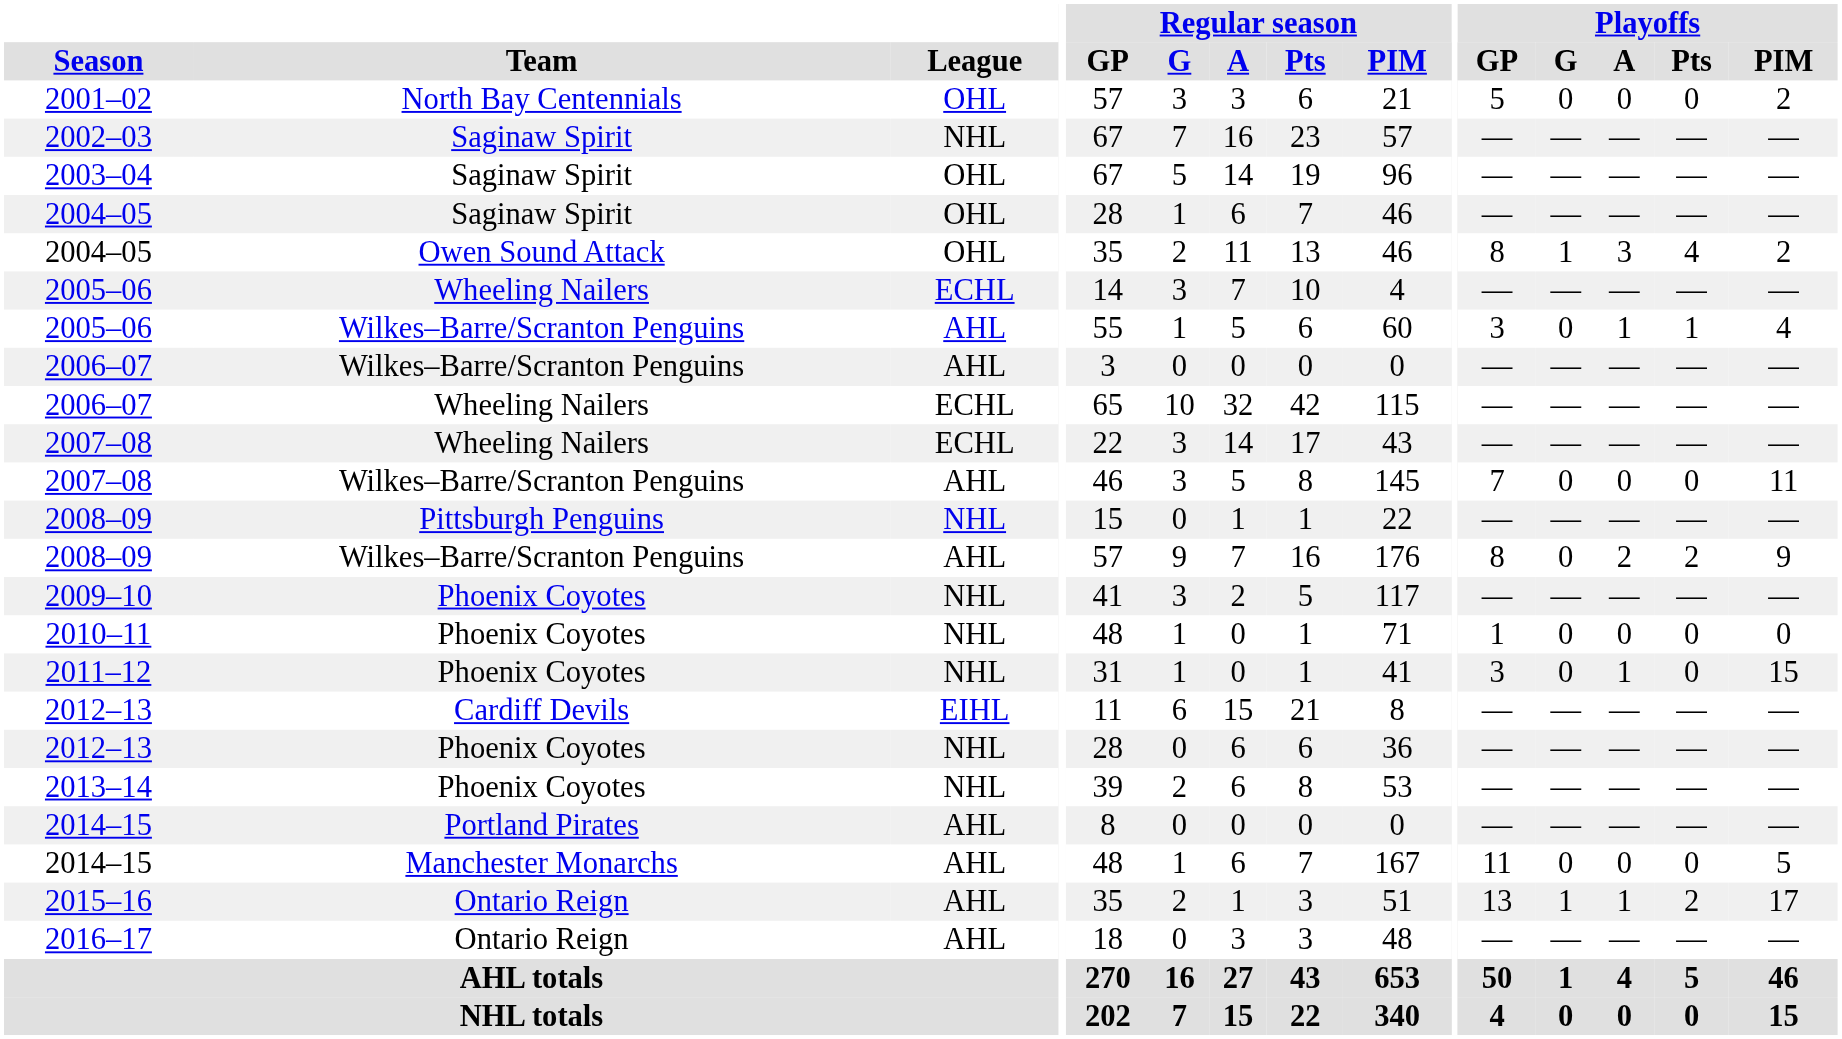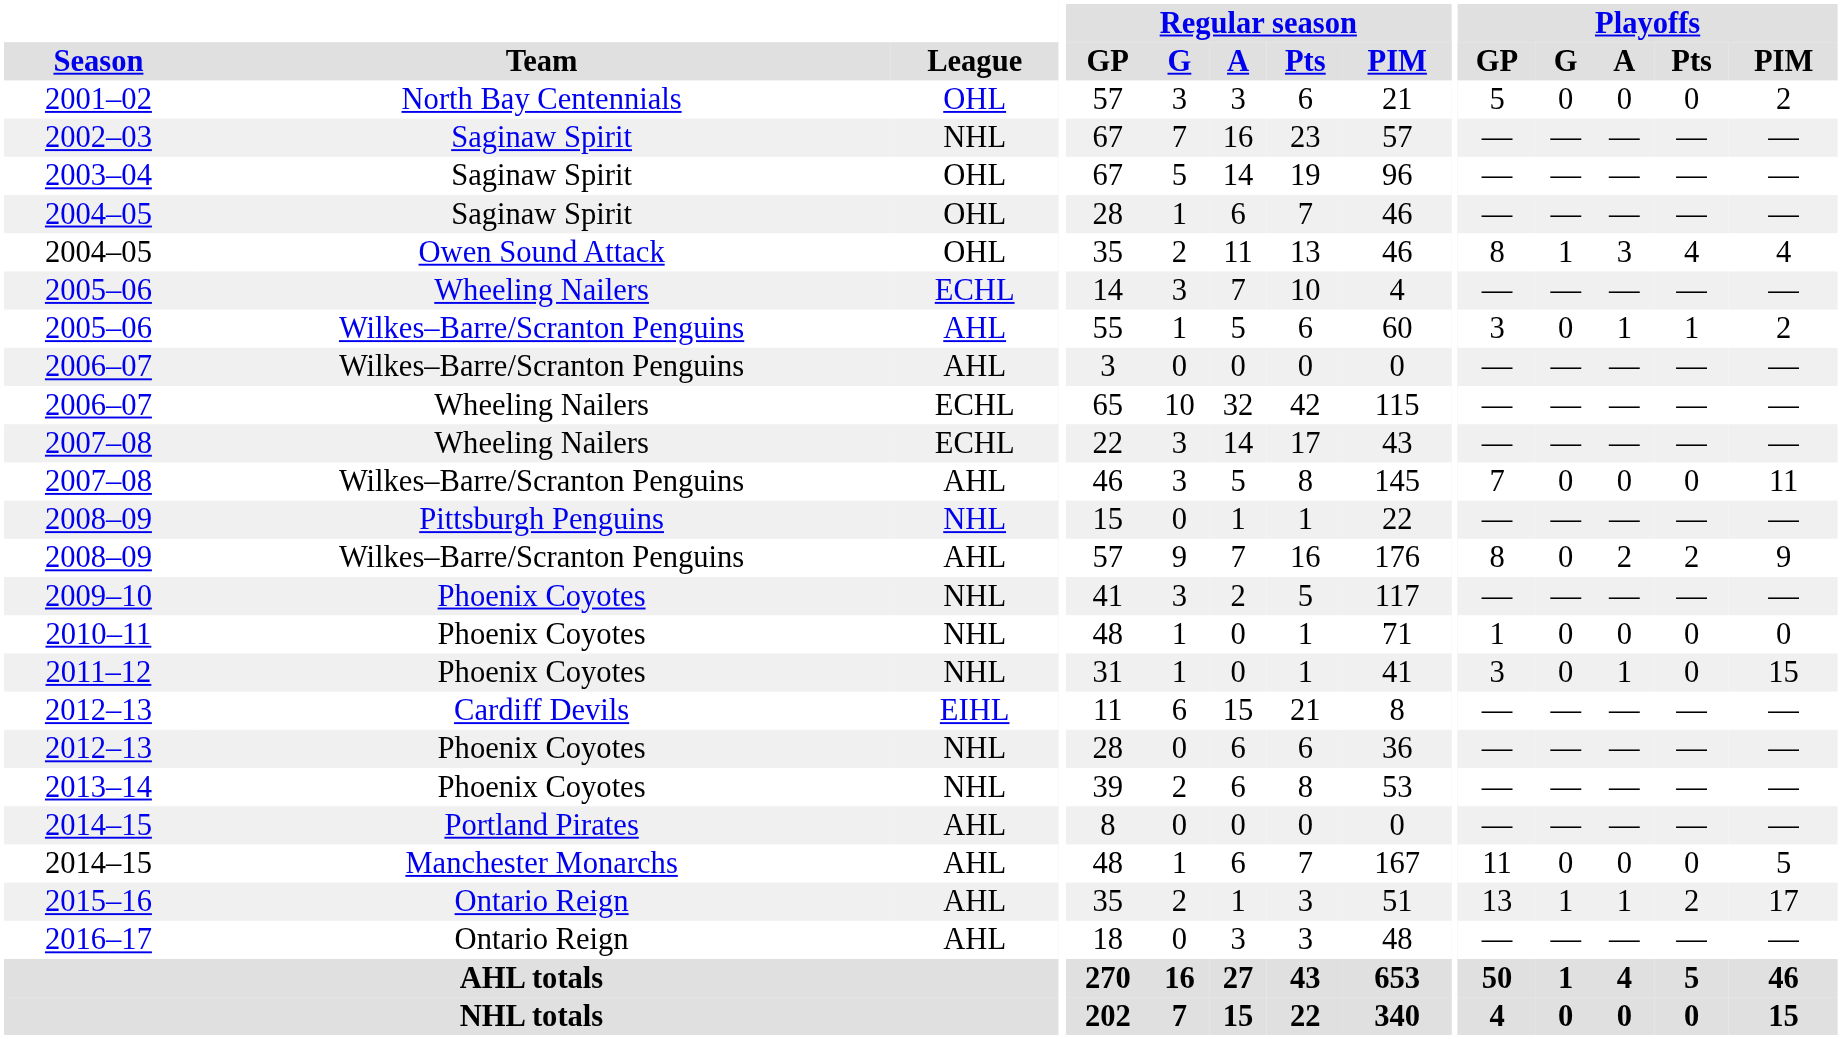(1784, 251) 2 -> (1784, 251) 4
(1784, 328) 4 -> (1784, 328) 2
